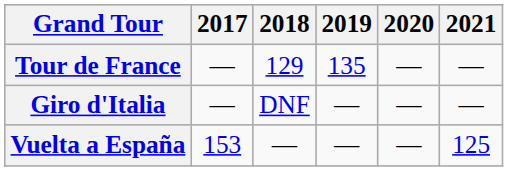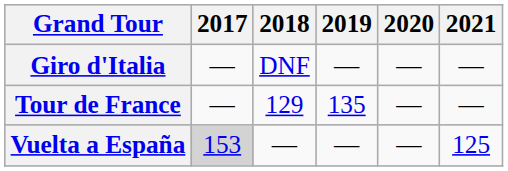rows swapped: (98, 104) <-> (98, 64)
(222, 144) no background -> (222, 144) lightgrey background
